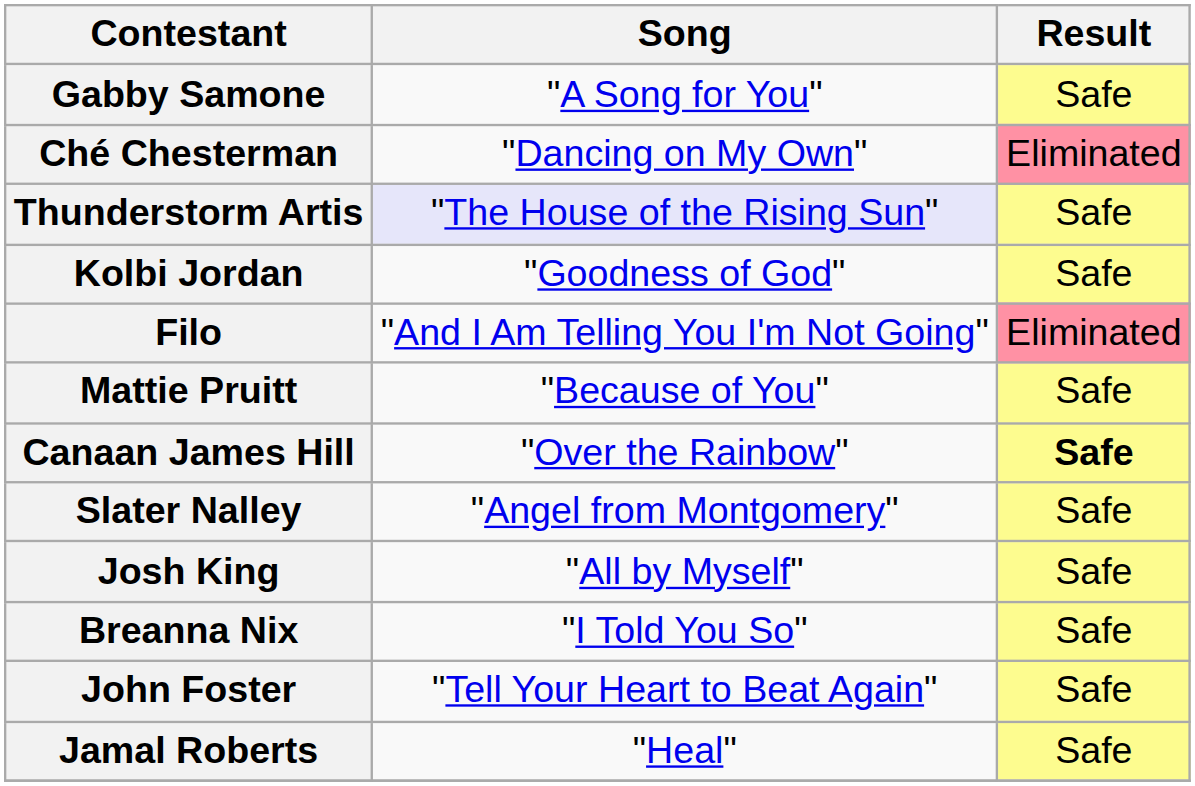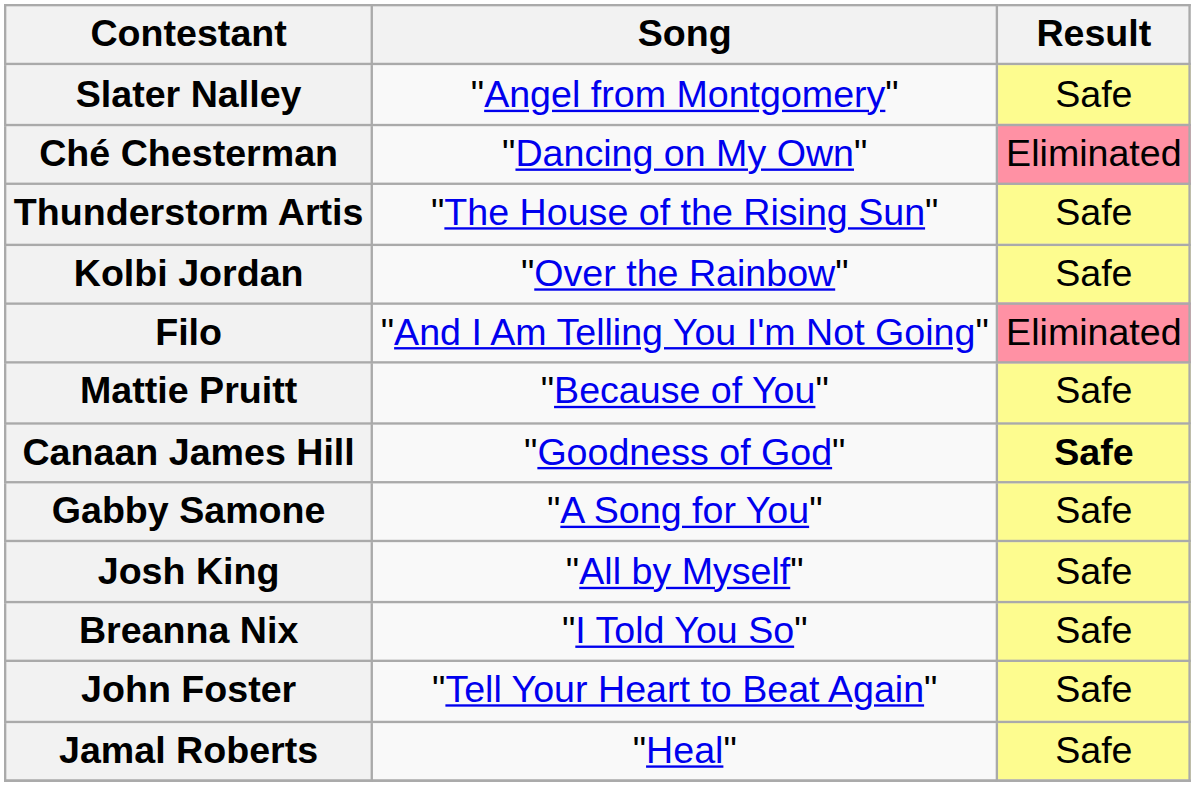rows swapped: (189, 511) <-> (189, 93)
(685, 213) lavender background -> (685, 213) no background
(685, 272) "Goodness of God" -> (685, 272) "Over the Rainbow"
(685, 451) "Over the Rainbow" -> (685, 451) "Goodness of God"
